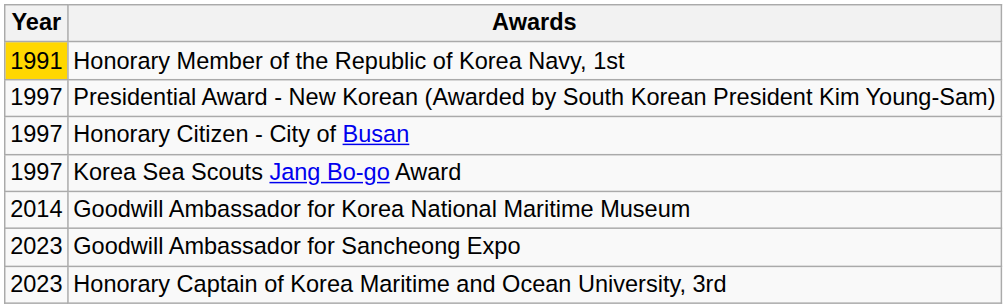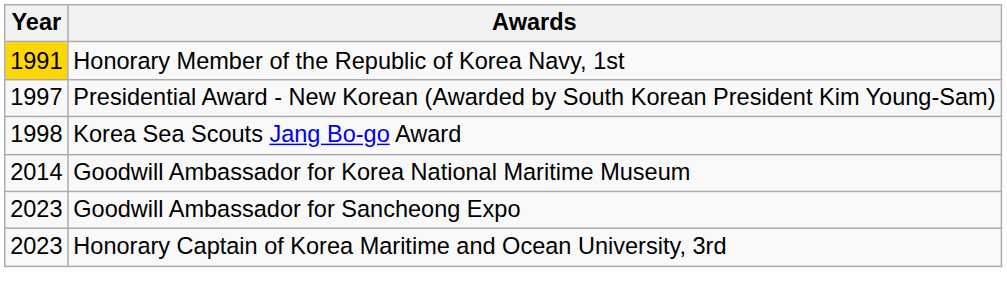- row: (241, 135)
(36, 172) 1997 -> (36, 135) 1998
